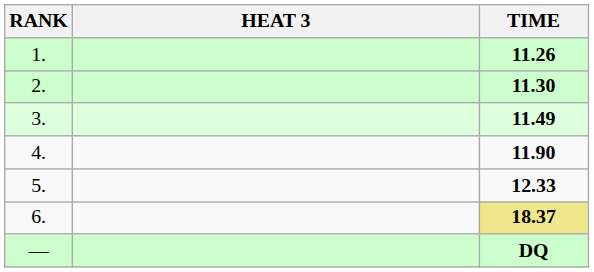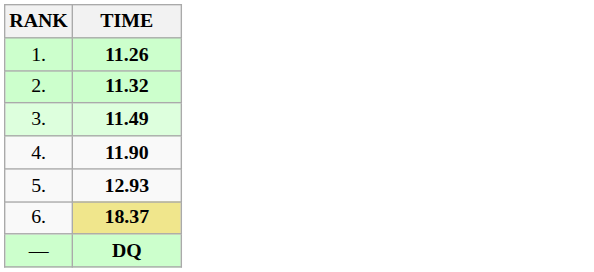- column: (276, 21)
(534, 86) 11.30 -> (127, 86) 11.32
(534, 185) 12.33 -> (127, 185) 12.93
